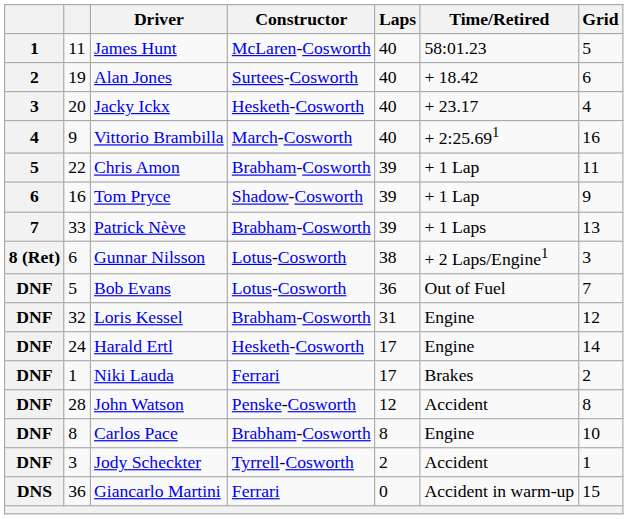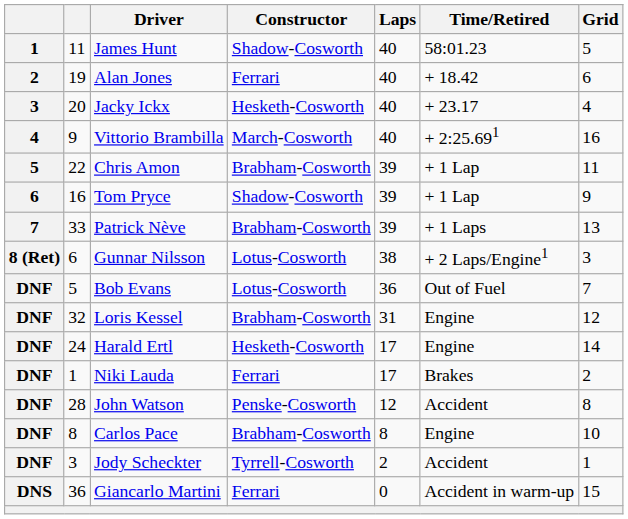(301, 48) McLaren-Cosworth -> (297, 48) Shadow-Cosworth
(295, 77) Surtees-Cosworth -> (256, 77) Ferrari
